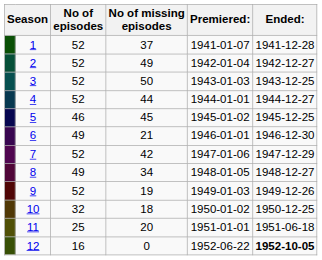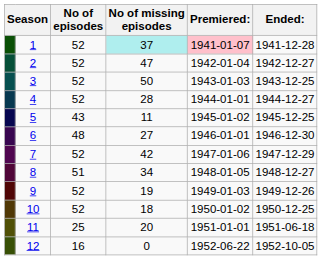(147, 44) no background -> (147, 44) paleturquoise background
(220, 44) no background -> (220, 44) pink background
(147, 63) 49 -> (147, 63) 47
(147, 99) 44 -> (147, 99) 28
(78, 117) 46 -> (78, 117) 43
(147, 117) 45 -> (147, 117) 11
(78, 136) 49 -> (78, 136) 48
(147, 136) 21 -> (147, 136) 27
(78, 172) 49 -> (78, 172) 51
(78, 209) 32 -> (78, 209) 52
(285, 245) bold -> (285, 245) normal
